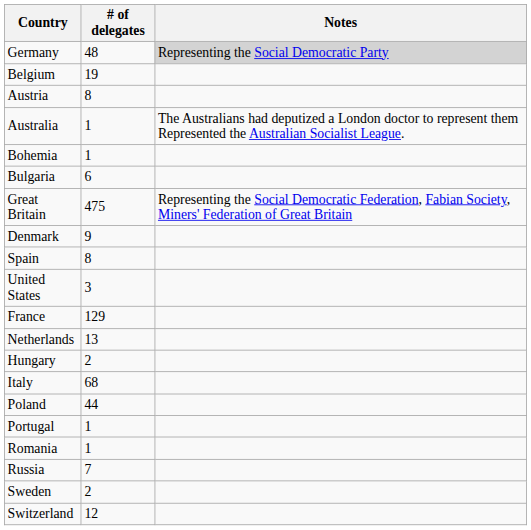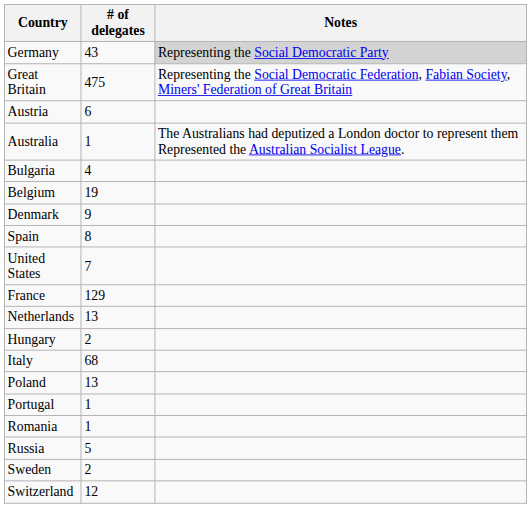(91, 52) 48 -> (91, 52) 43
rows swapped: (27, 206) <-> (31, 74)
(88, 96) 8 -> (88, 111) 6
- row: (32, 155)
(88, 177) 6 -> (88, 170) 4
(88, 287) 3 -> (88, 265) 7
(91, 404) 44 -> (91, 382) 13
(88, 470) 7 -> (88, 448) 5
